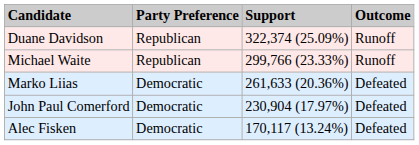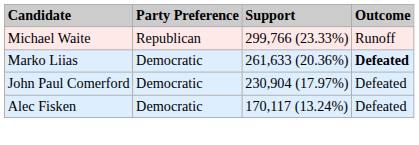- row: (55, 38)
(381, 83) normal -> (382, 60) bold
